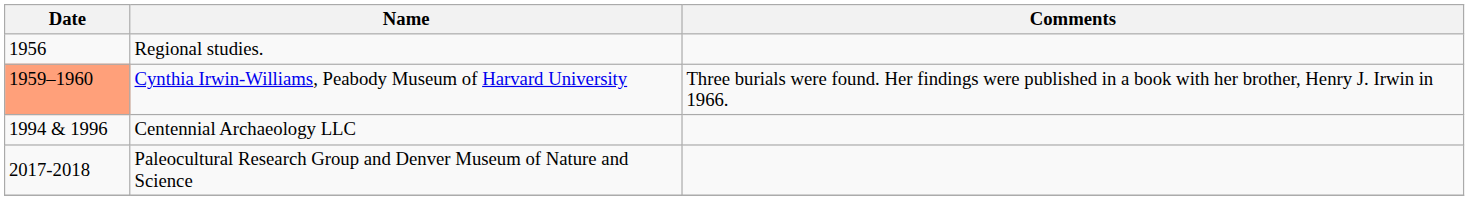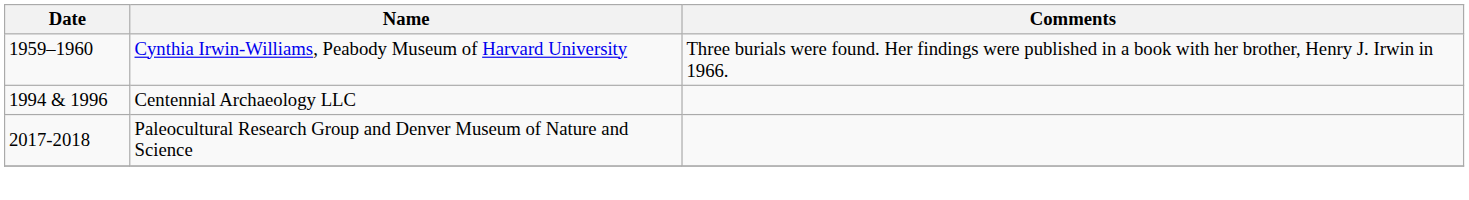- row: (199, 49)
(51, 78) lightsalmon background -> (51, 49) no background
